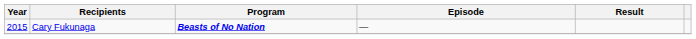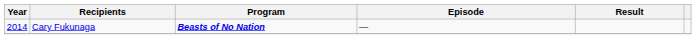(17, 27) 2015 -> (17, 27) 2014
